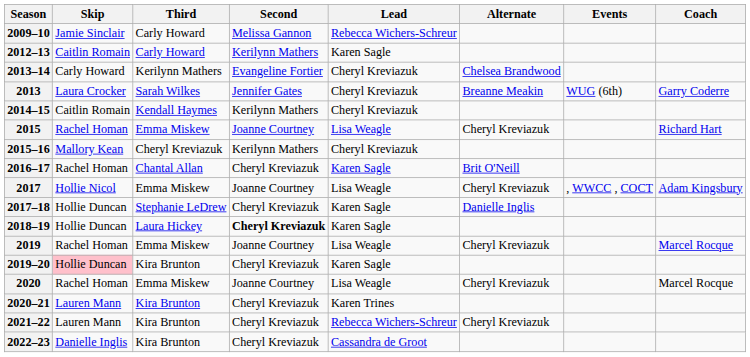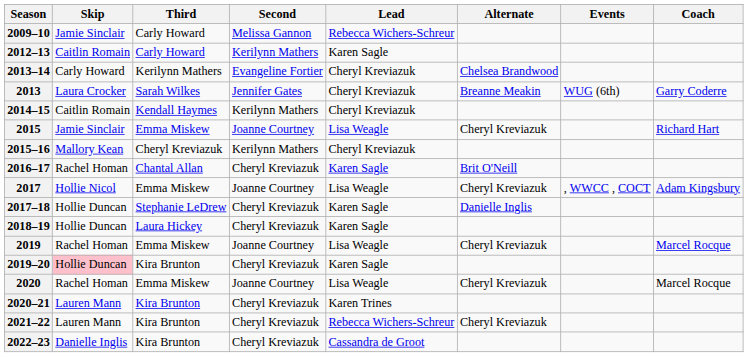(92, 129) Rachel Homan -> (90, 129) Jamie Sinclair
(279, 226) bold -> (275, 226) normal
